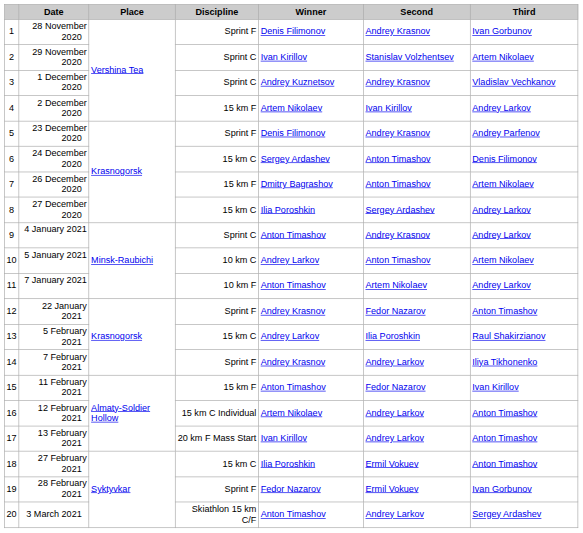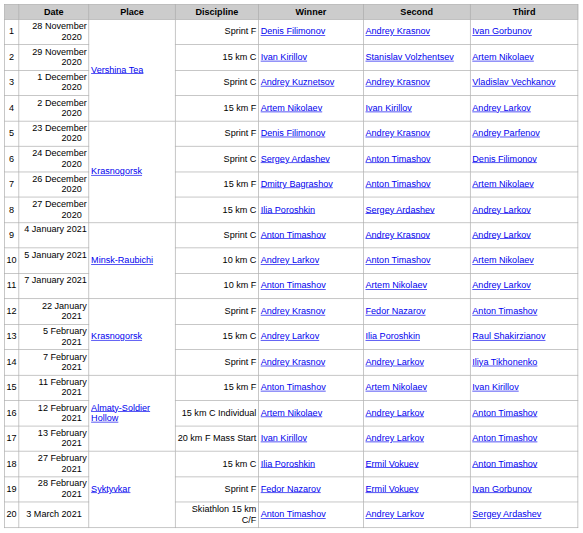(240, 57) Sprint C -> (239, 57) 15 km C
(239, 158) 15 km C -> (240, 158) Sprint C
(396, 387) Fedor Nazarov -> (396, 387) Artem Nikolaev
